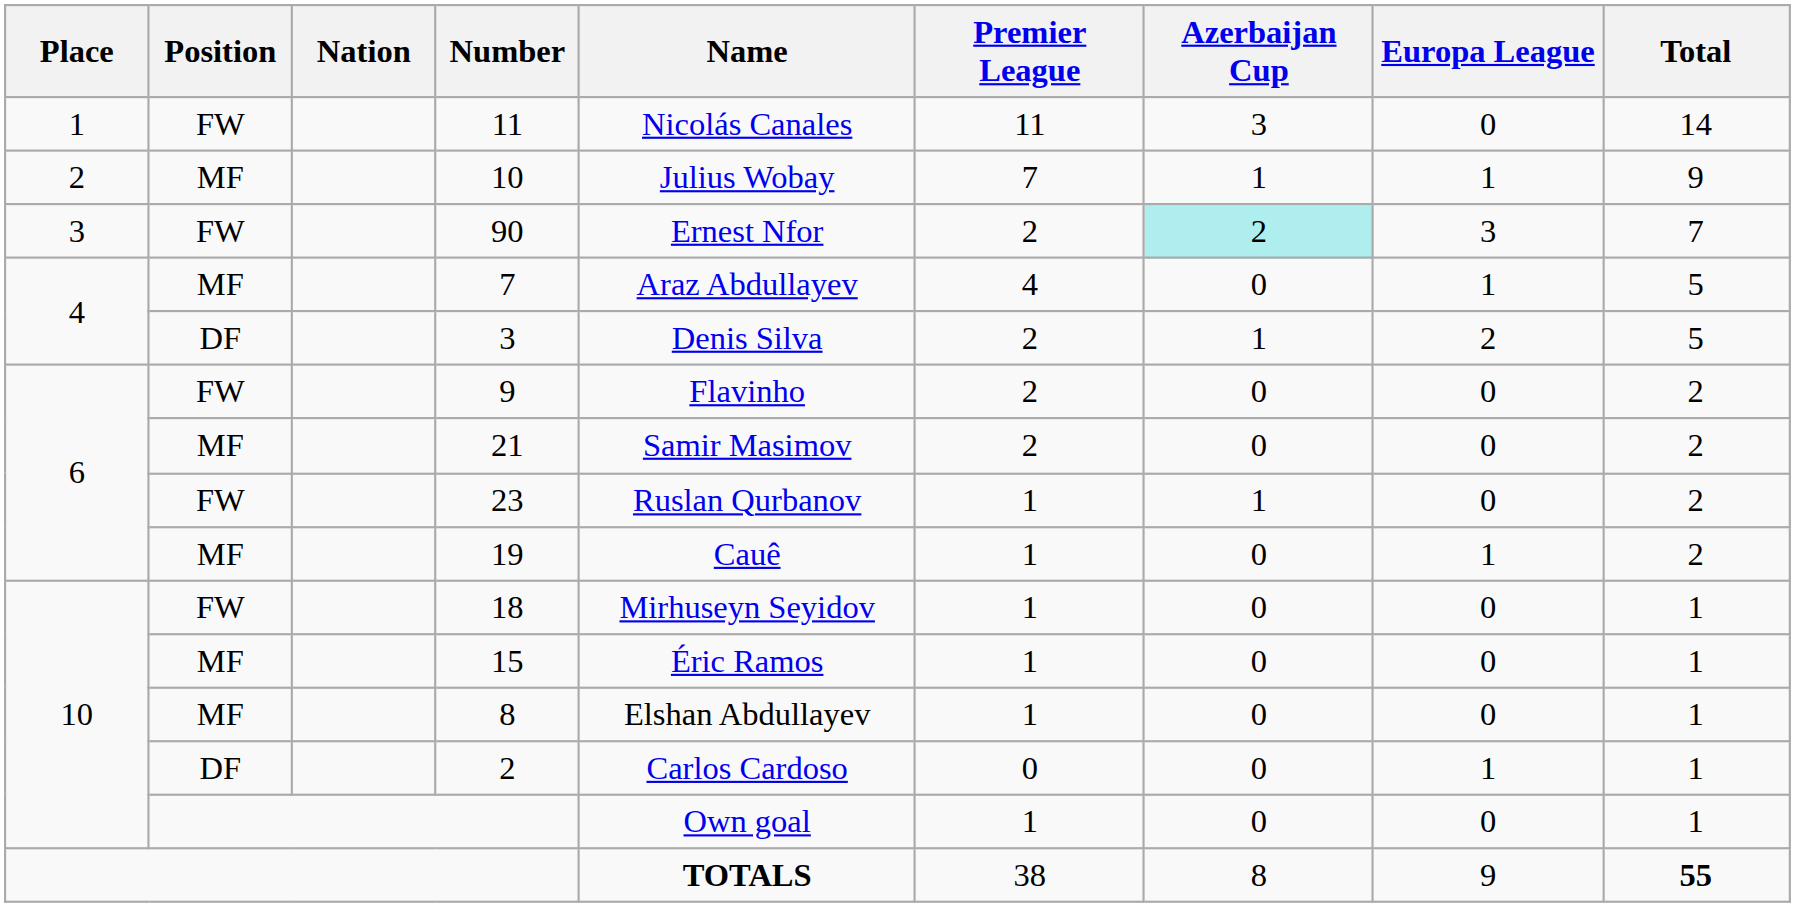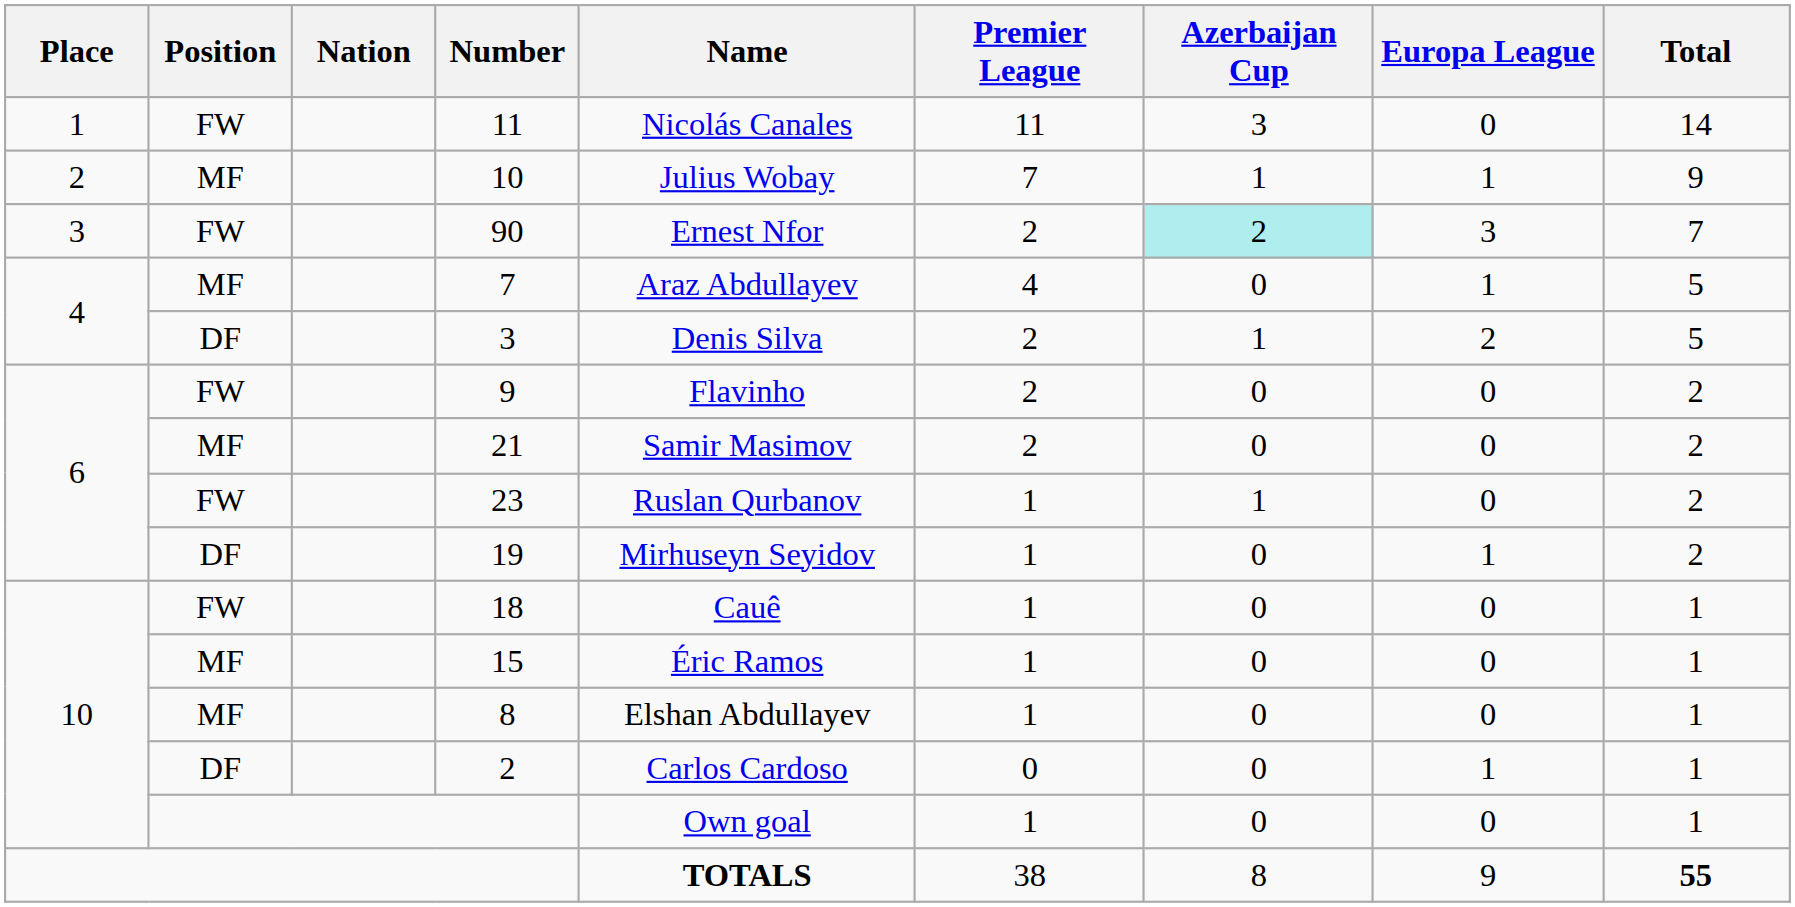(220, 552) MF -> (220, 552) DF
(747, 552) Cauê -> (747, 552) Mirhuseyn Seyidov
(747, 606) Mirhuseyn Seyidov -> (747, 606) Cauê
